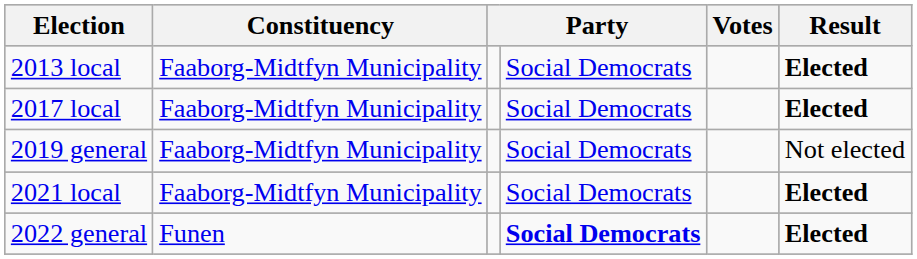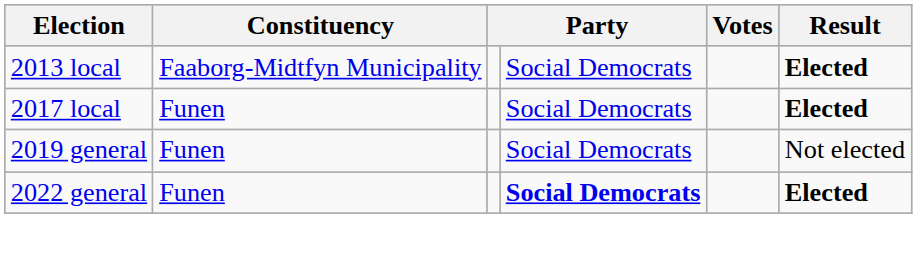(320, 108) Faaborg-Midtfyn Municipality -> (192, 108) Funen
(320, 150) Faaborg-Midtfyn Municipality -> (192, 150) Funen
- row: (66, 191)
